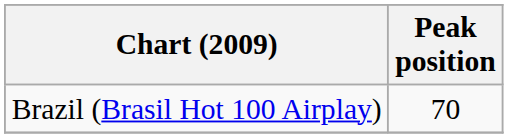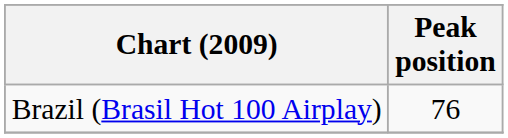(446, 108) 70 -> (446, 108) 76
